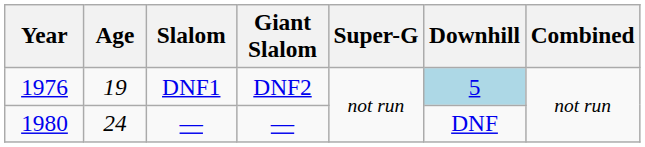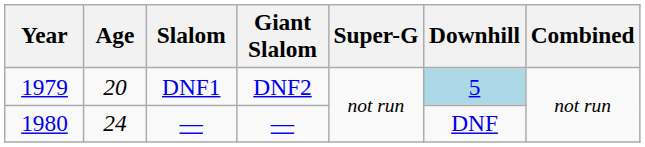(44, 86) 1976 -> (44, 86) 1979
(115, 86) 19 -> (115, 86) 20
